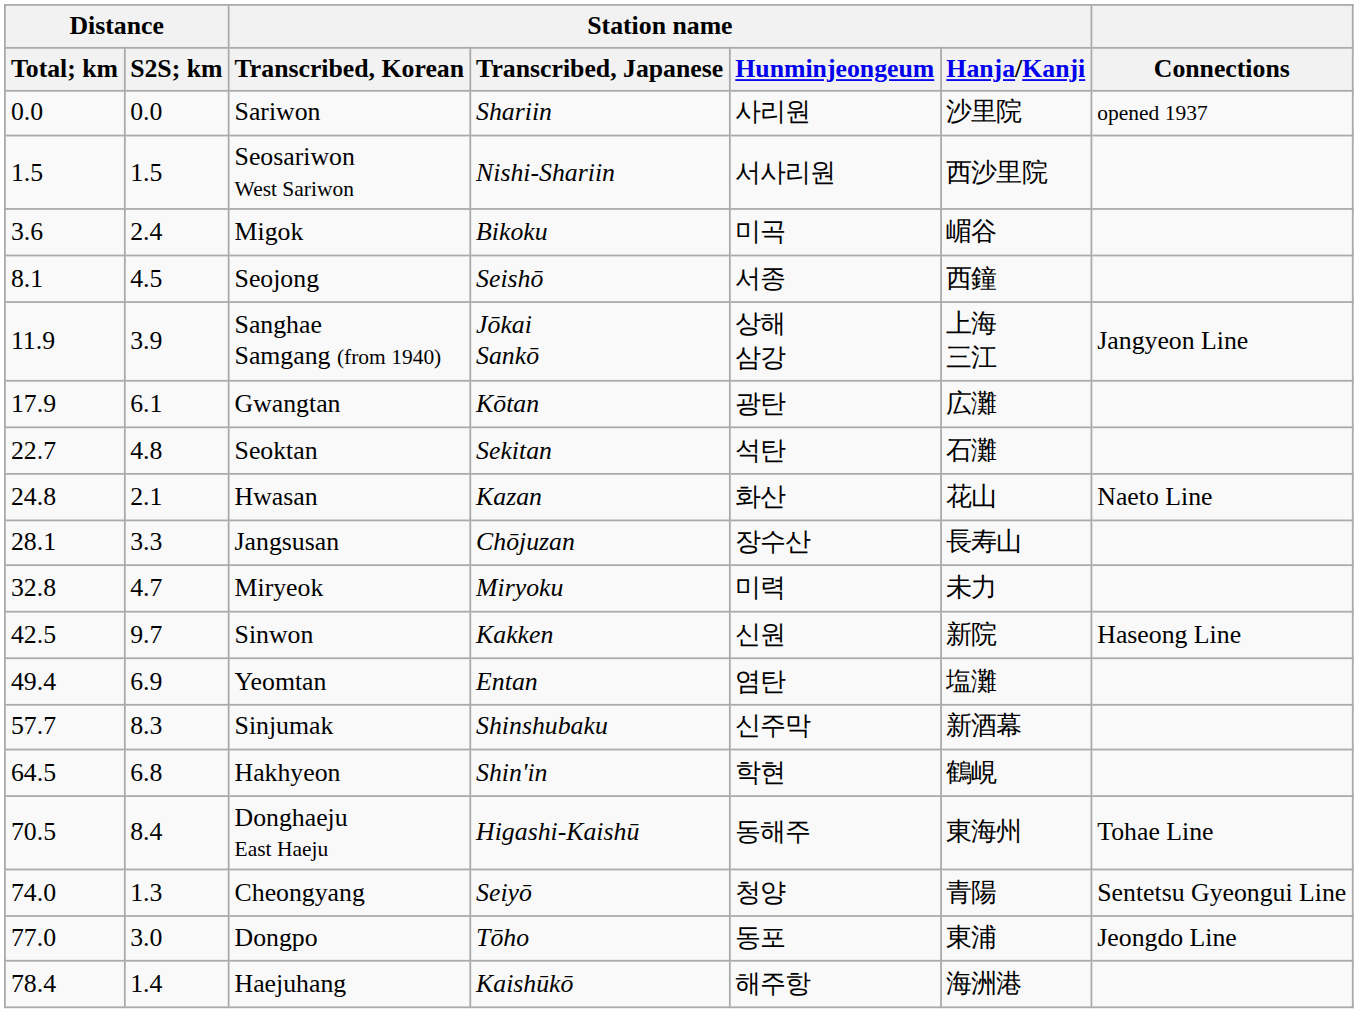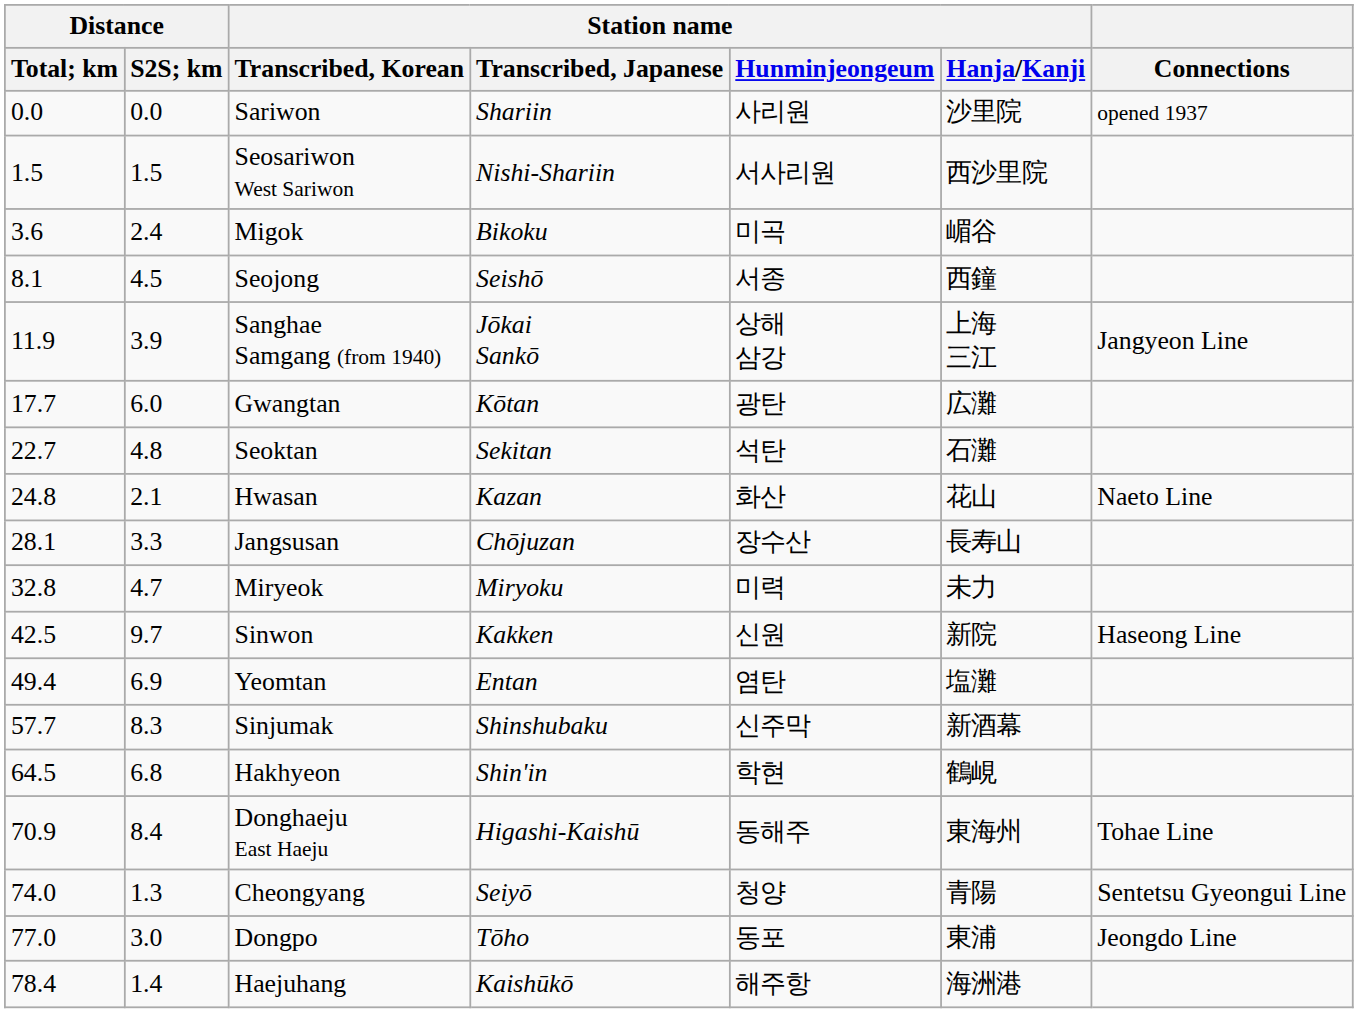(33, 404) 17.9 -> (33, 404) 17.7
(146, 404) 6.1 -> (146, 404) 6.0
(33, 832) 70.5 -> (33, 832) 70.9
